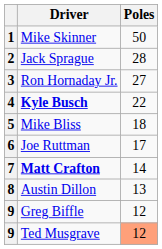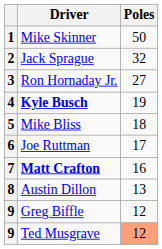(139, 59) 28 -> (139, 59) 32
(139, 102) 22 -> (139, 102) 19
(139, 168) 14 -> (139, 168) 16
